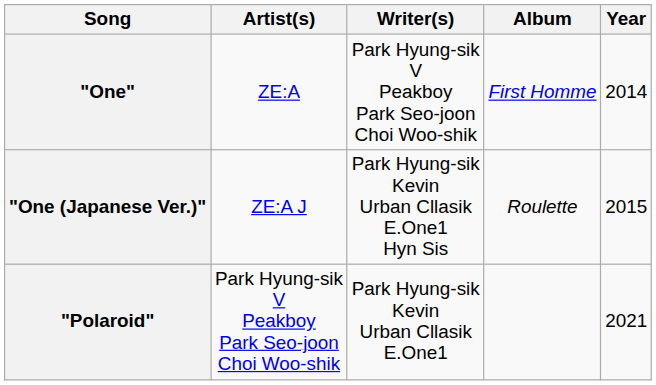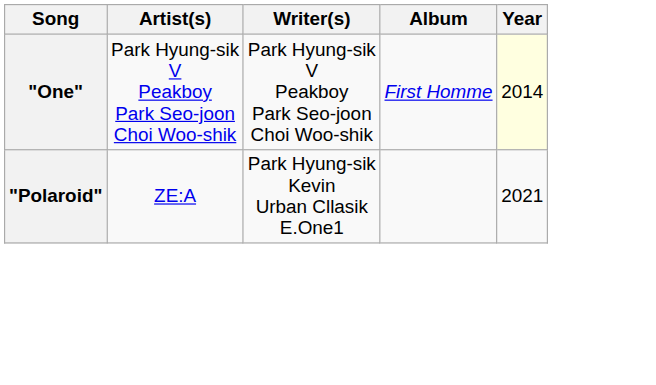(279, 91) ZE:A -> (175, 91) Park Hyung-sik V Peakboy Park Seo-joon Choi Woo-shik
(626, 91) no background -> (522, 91) lightyellow background
- row: (108, 206)
(279, 321) Park Hyung-sik V Peakboy Park Seo-joon Choi Woo-shik -> (175, 196) ZE:A
